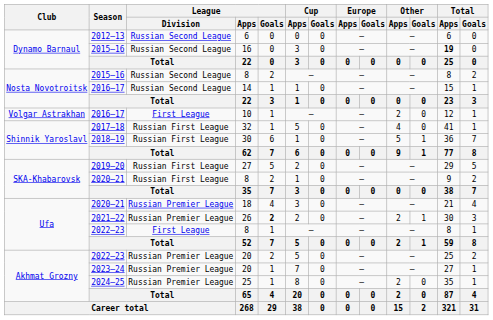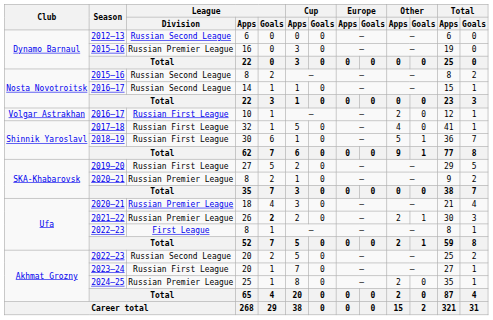(181, 50) Russian Second League -> (181, 50) Russian Premier League
(449, 50) bold -> (449, 50) normal
(181, 114) First League -> (181, 114) Russian First League
(181, 179) Russian First League -> (181, 179) Russian Premier League
(181, 256) Russian Premier League -> (181, 256) Russian Second League
(181, 269) Russian Premier League -> (181, 269) Russian First League
